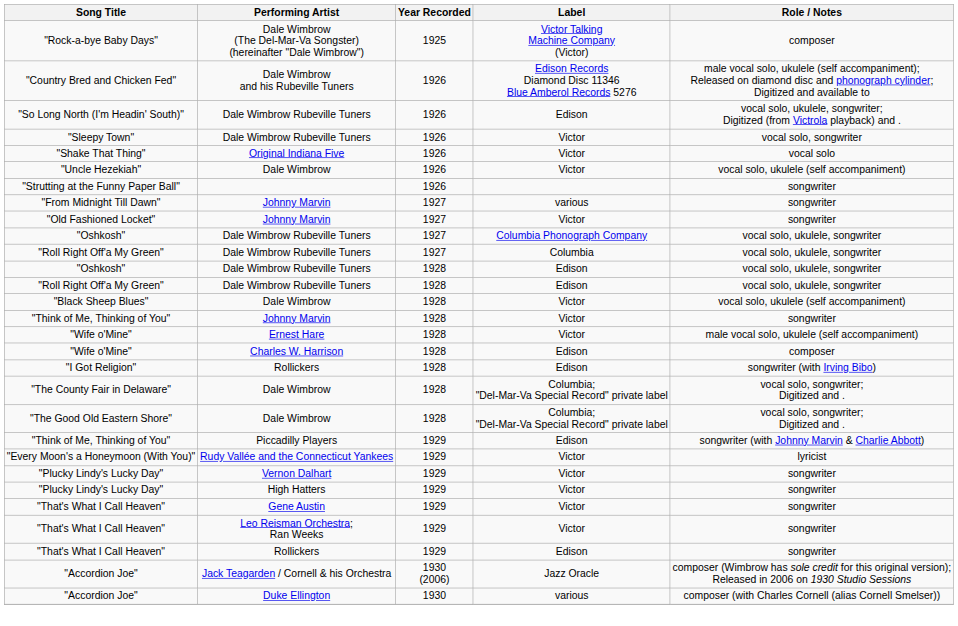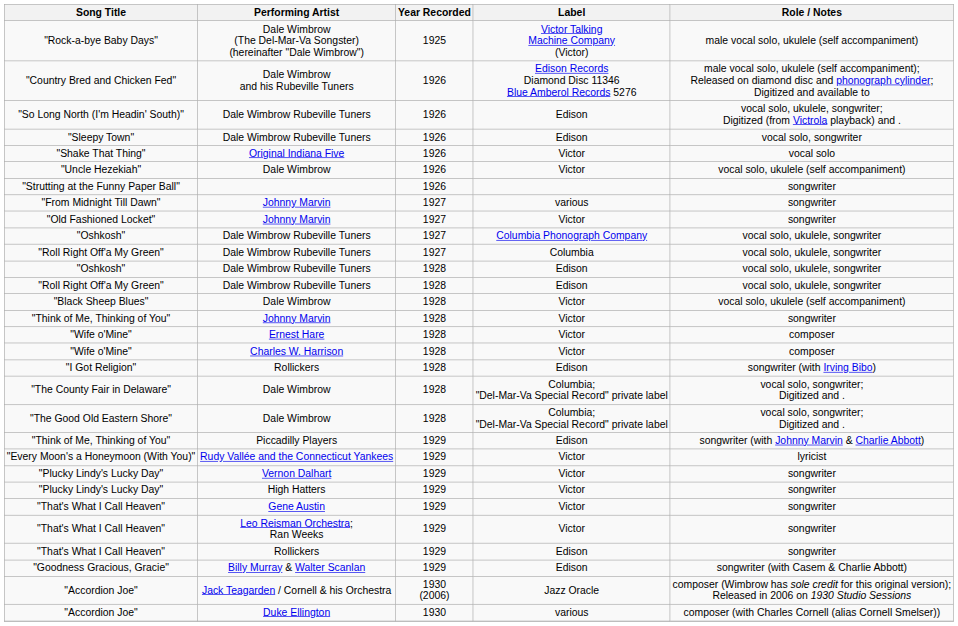(812, 40) composer -> (812, 40) male vocal solo, ukulele (self accompaniment)
(572, 137) Victor -> (572, 137) Edison
(812, 335) male vocal solo, ukulele (self accompaniment) -> (812, 335) composer
(572, 351) Edison -> (572, 351) Victor
+ row: (101, 568)
